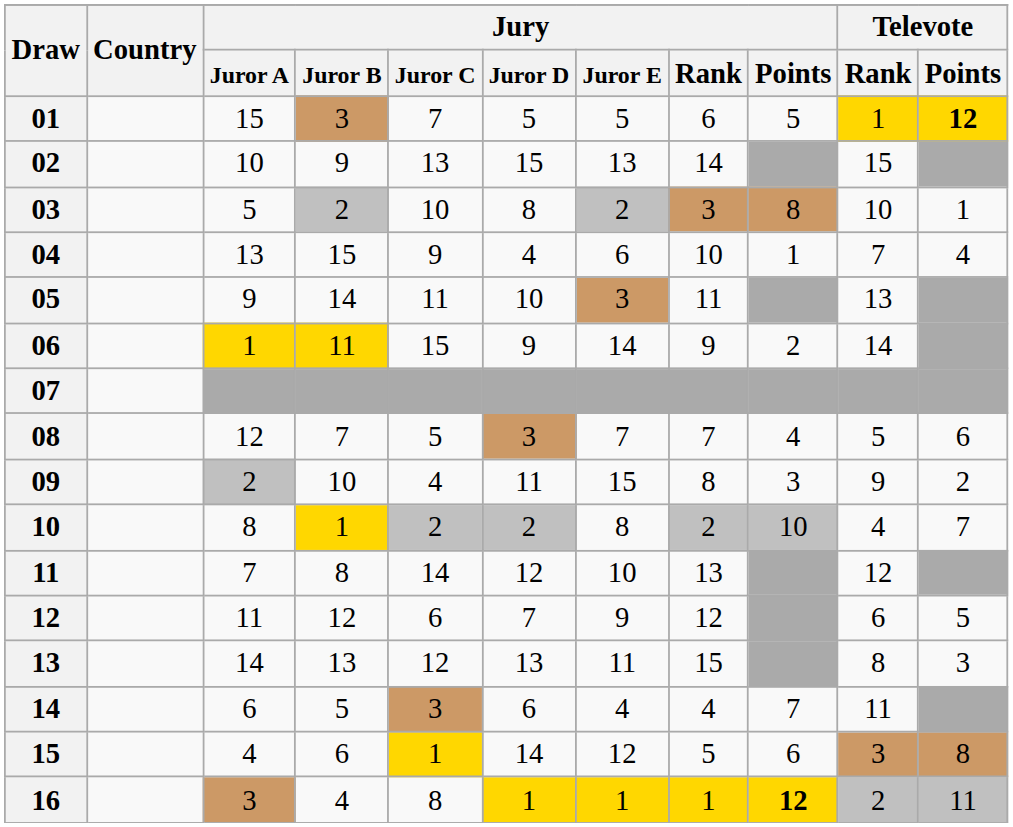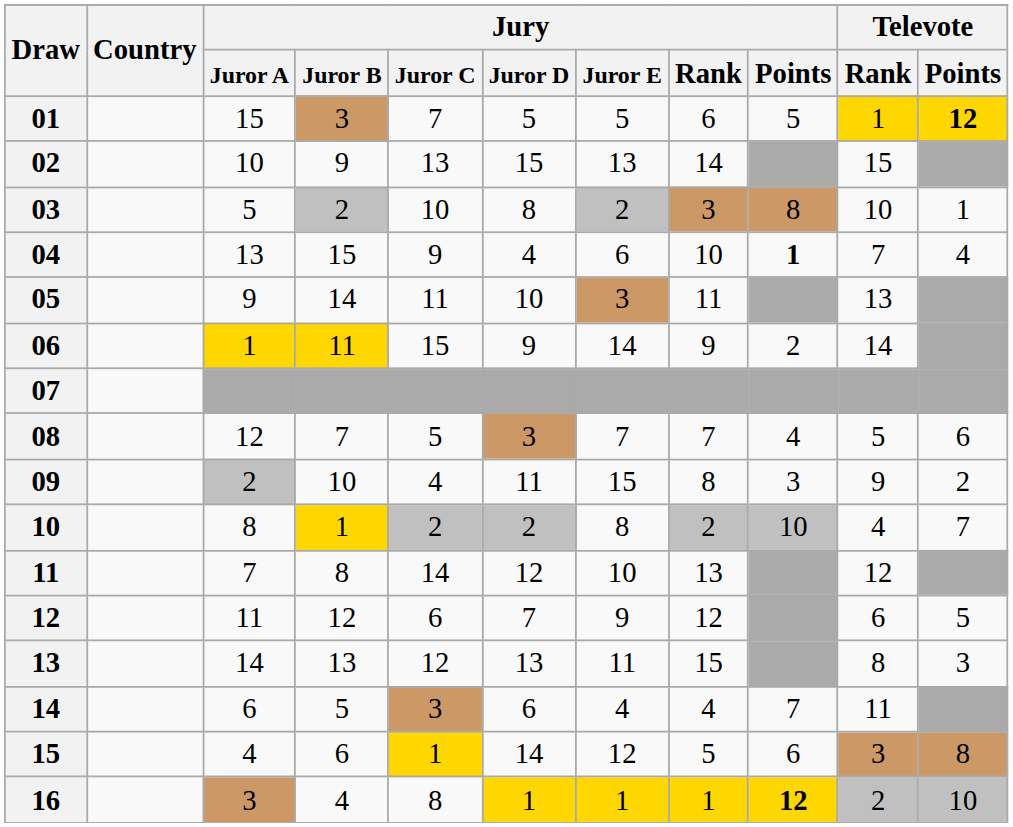(793, 254) normal -> (793, 254) bold
(963, 799) 11 -> (963, 799) 10
